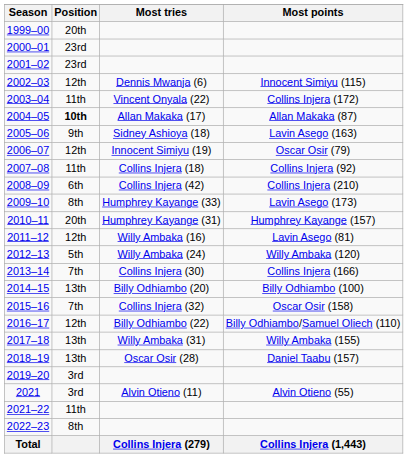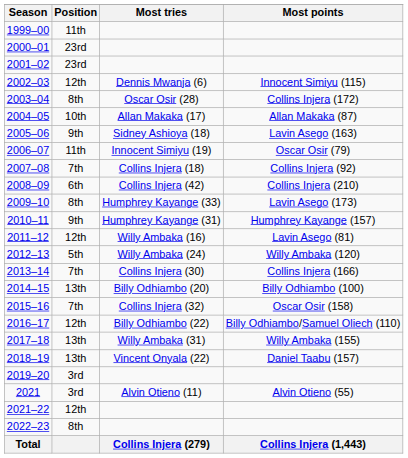(76, 30) 20th -> (76, 30) 11th
(76, 99) 11th -> (76, 99) 8th
(161, 99) Vincent Onyala (22) -> (161, 99) Oscar Osir (28)
(76, 116) bold -> (76, 116) normal
(76, 151) 12th -> (76, 151) 11th
(76, 168) 11th -> (76, 168) 7th
(76, 220) 20th -> (76, 220) 9th
(161, 358) Oscar Osir (28) -> (161, 358) Vincent Onyala (22)
(76, 409) 11th -> (76, 409) 12th
